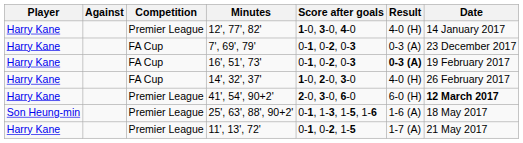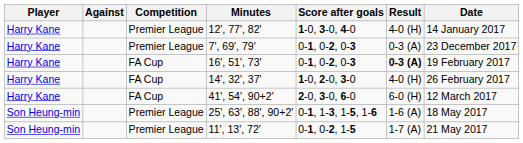(146, 46) FA Cup -> (166, 46) Premier League
(166, 96) Premier League -> (146, 96) FA Cup
(463, 96) bold -> (462, 96) normal
(33, 130) Harry Kane -> (43, 130) Son Heung-min
